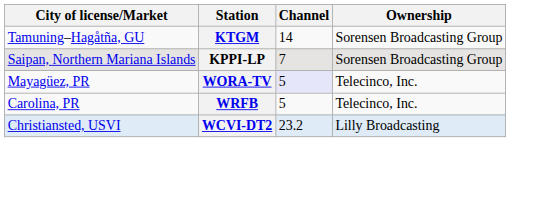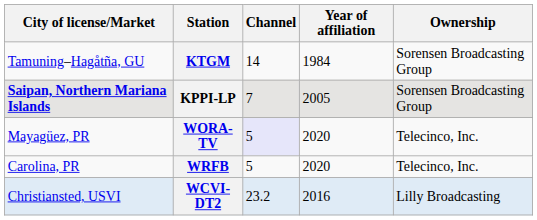+ column: (346, 23)
(102, 59) normal -> (87, 98) bold
